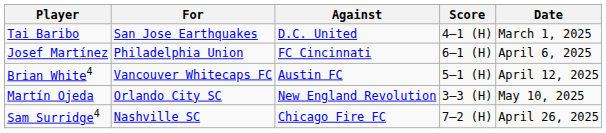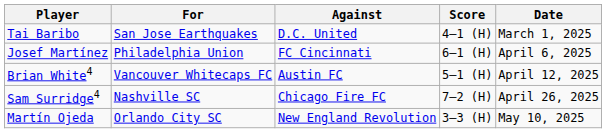rows swapped: (54, 116) <-> (51, 95)
